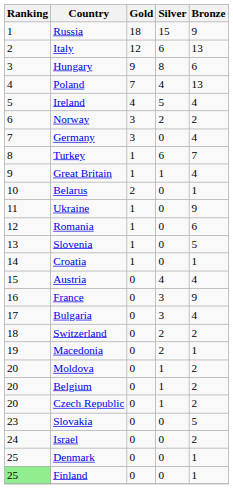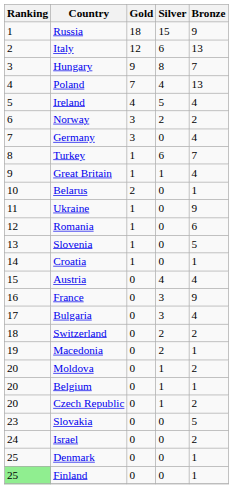(194, 66) 6 -> (194, 66) 7
(194, 386) 2 -> (194, 386) 1
